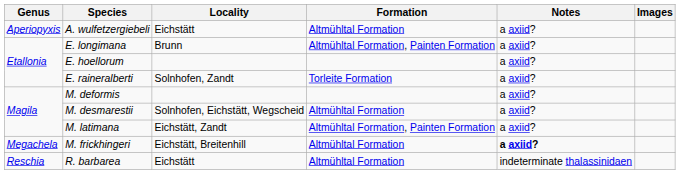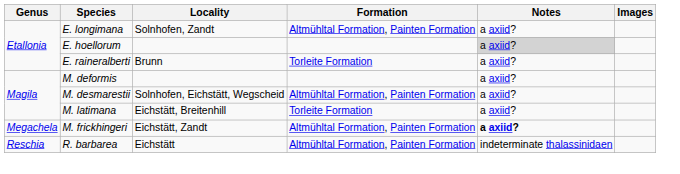- row: (107, 29)
(168, 45) Brunn -> (174, 29) Solnhofen, Zandt
(518, 62) no background -> (498, 45) lightgrey background
(194, 78) Solnhofen, Zandt -> (149, 62) Brunn
(356, 111) Altmühltal Formation -> (382, 95) Altmühltal Formation, Painten Formation
(191, 128) Eichstätt, Zandt -> (180, 111) Eichstätt, Breitenhill
(402, 128) Altmühltal Formation, Painten Formation -> (331, 111) Torleite Formation
(200, 144) Eichstätt, Breitenhill -> (171, 128) Eichstätt, Zandt
(356, 144) Altmühltal Formation -> (382, 128) Altmühltal Formation, Painten Formation
(356, 161) Altmühltal Formation -> (382, 144) Altmühltal Formation, Painten Formation
